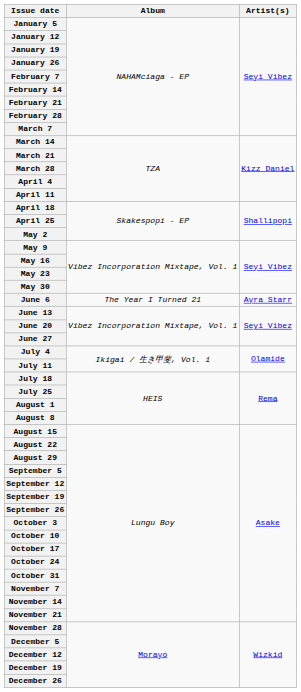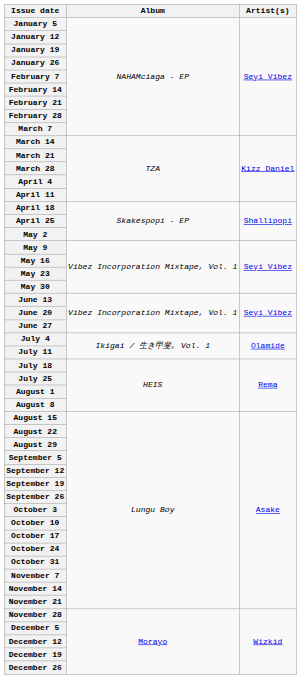- row: (35, 300)
